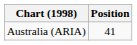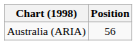(110, 31) 41 -> (110, 31) 56
